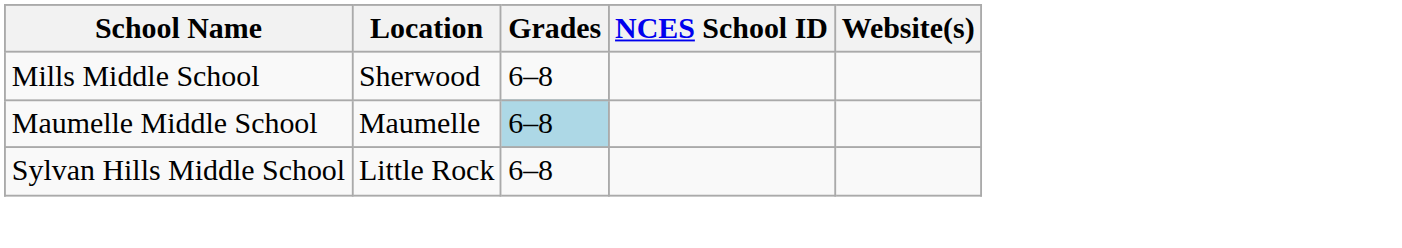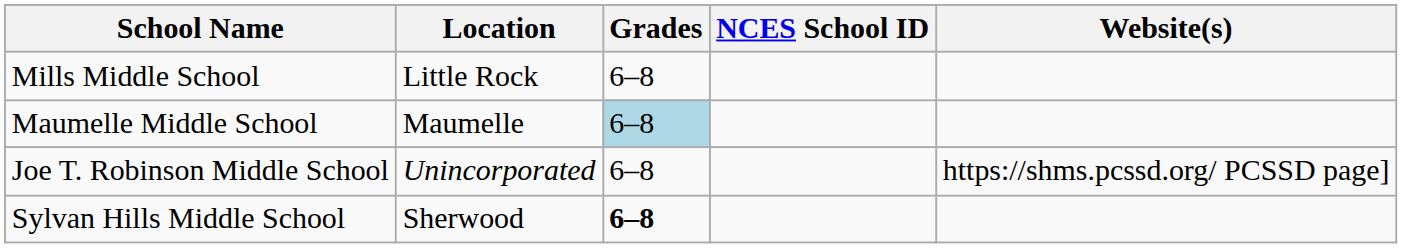(420, 75) Sherwood -> (470, 75) Little Rock
+ row: (200, 170)
(427, 170) Little Rock -> (463, 218) Sherwood
(531, 170) normal -> (632, 218) bold
